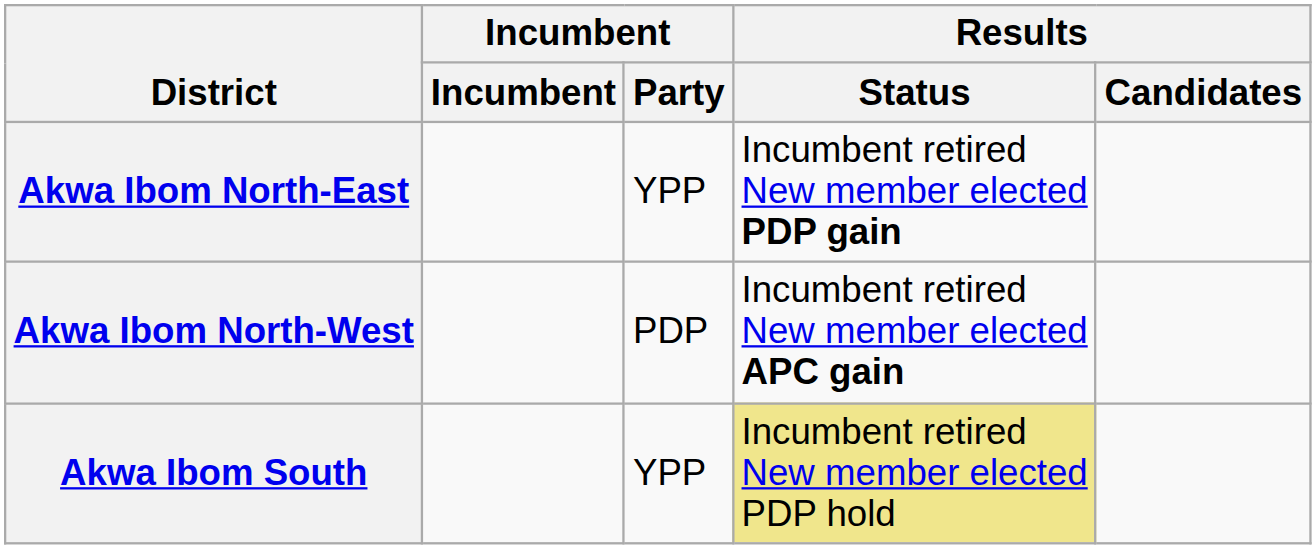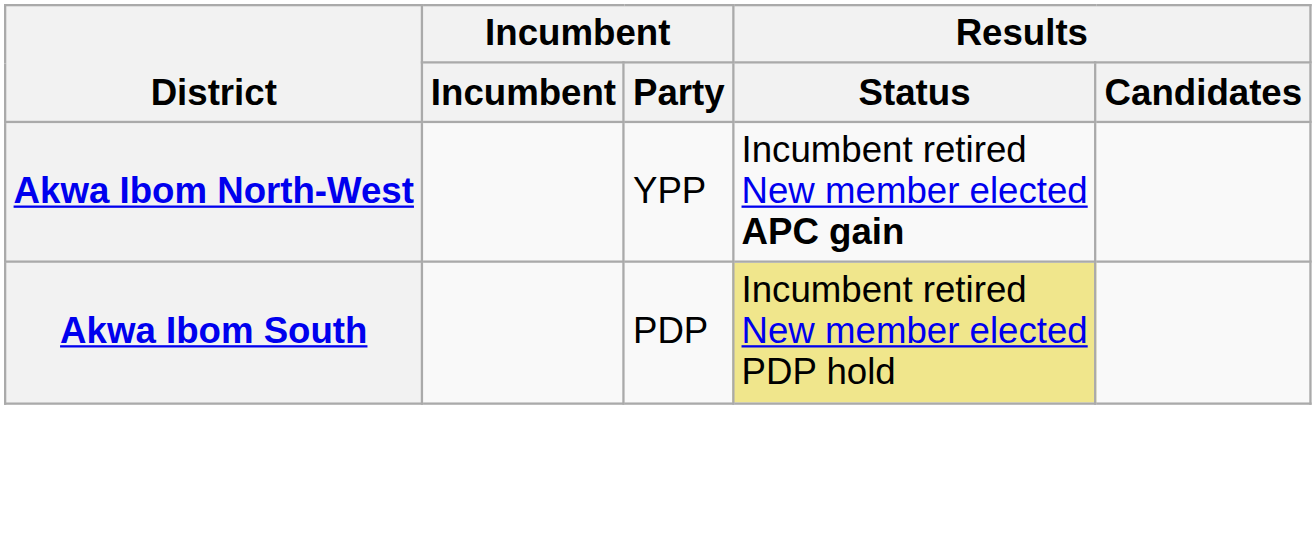- row: (214, 190)
(671, 331) PDP -> (670, 190) YPP
(670, 472) YPP -> (671, 331) PDP
